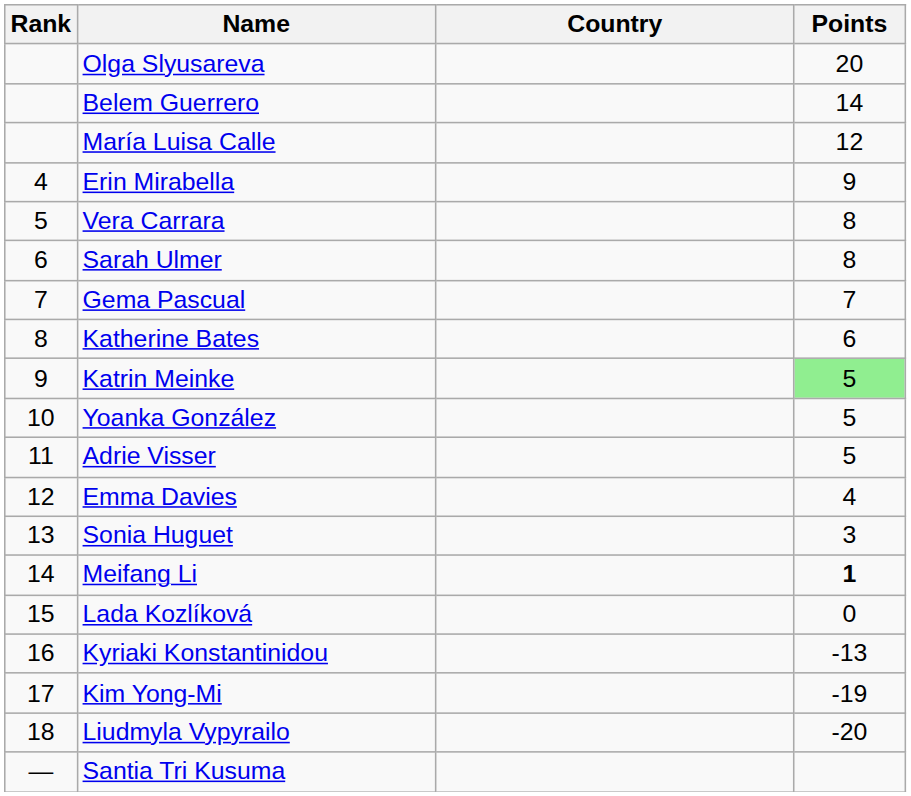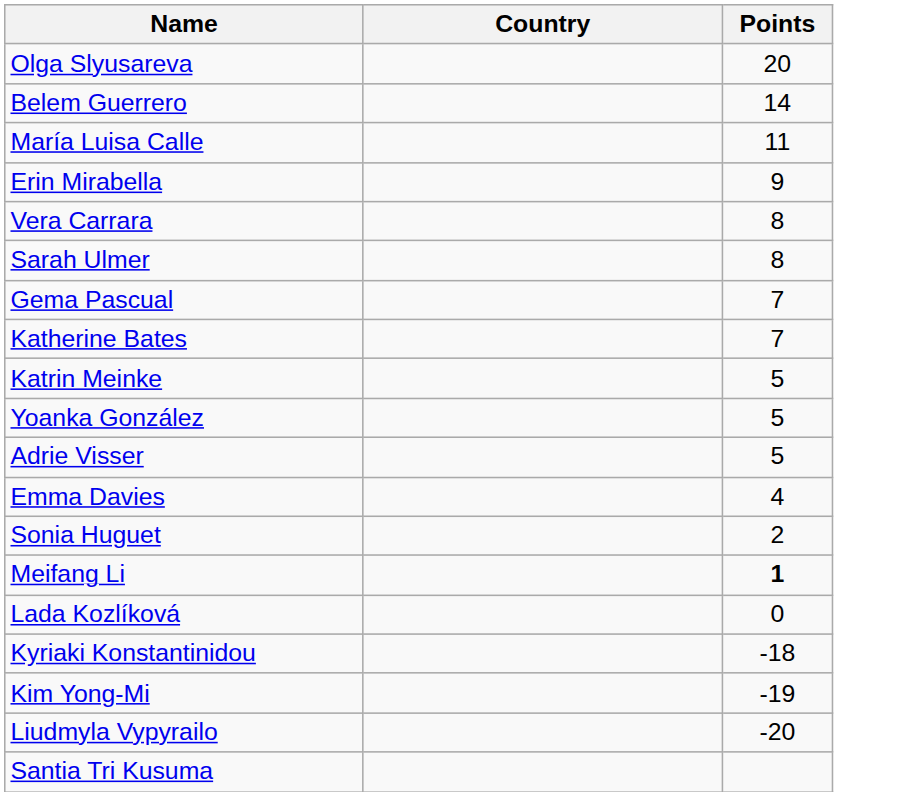- column: (41, 24)
(849, 142) 12 -> (777, 142) 11
(849, 338) 6 -> (777, 338) 7
(849, 378) lightgreen background -> (777, 378) no background
(849, 535) 3 -> (777, 535) 2
(849, 653) -13 -> (777, 653) -18
